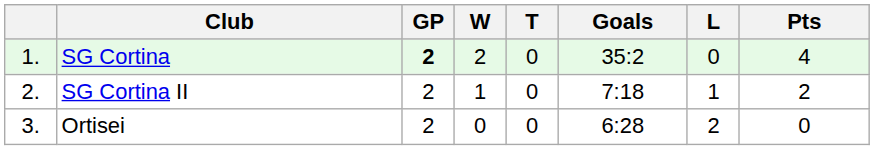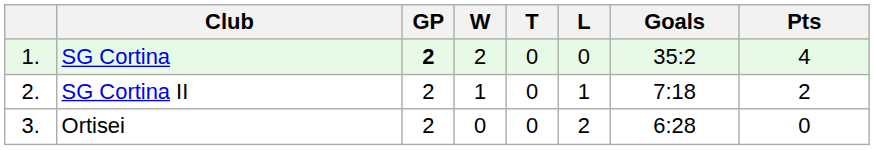columns swapped: (714, 21) <-> (623, 21)
